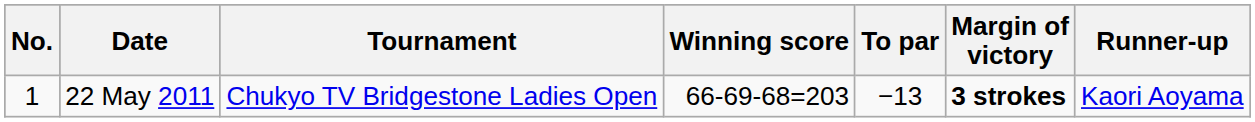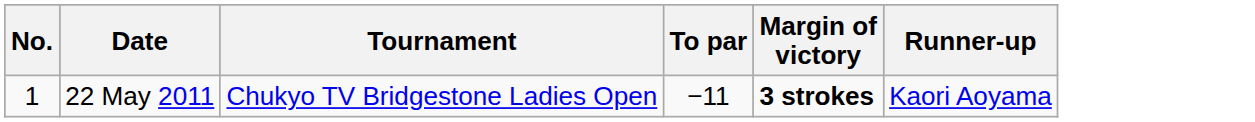- column: (759, 40)
(900, 96) −13 -> (708, 96) −11
